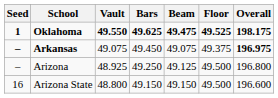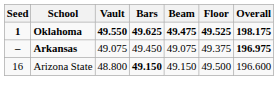- row: (51, 66)
(147, 84) normal -> (147, 66) bold
